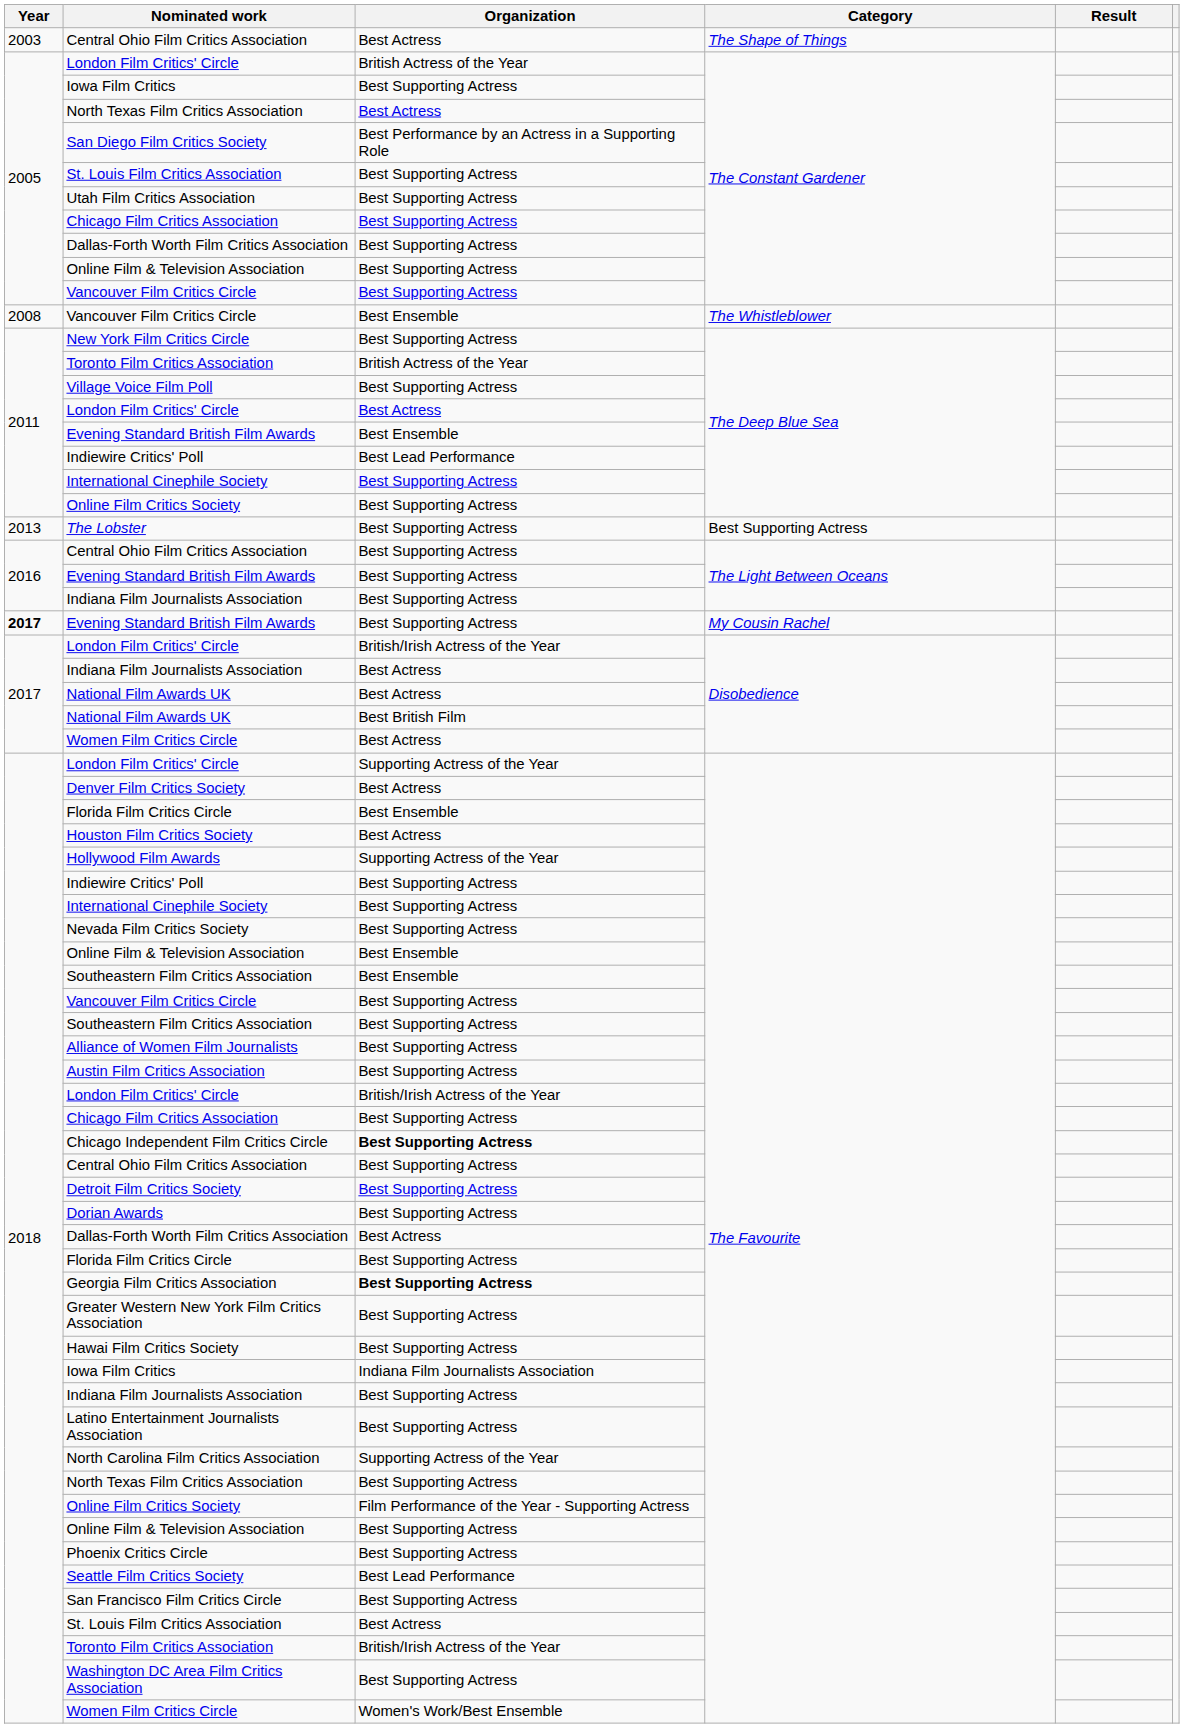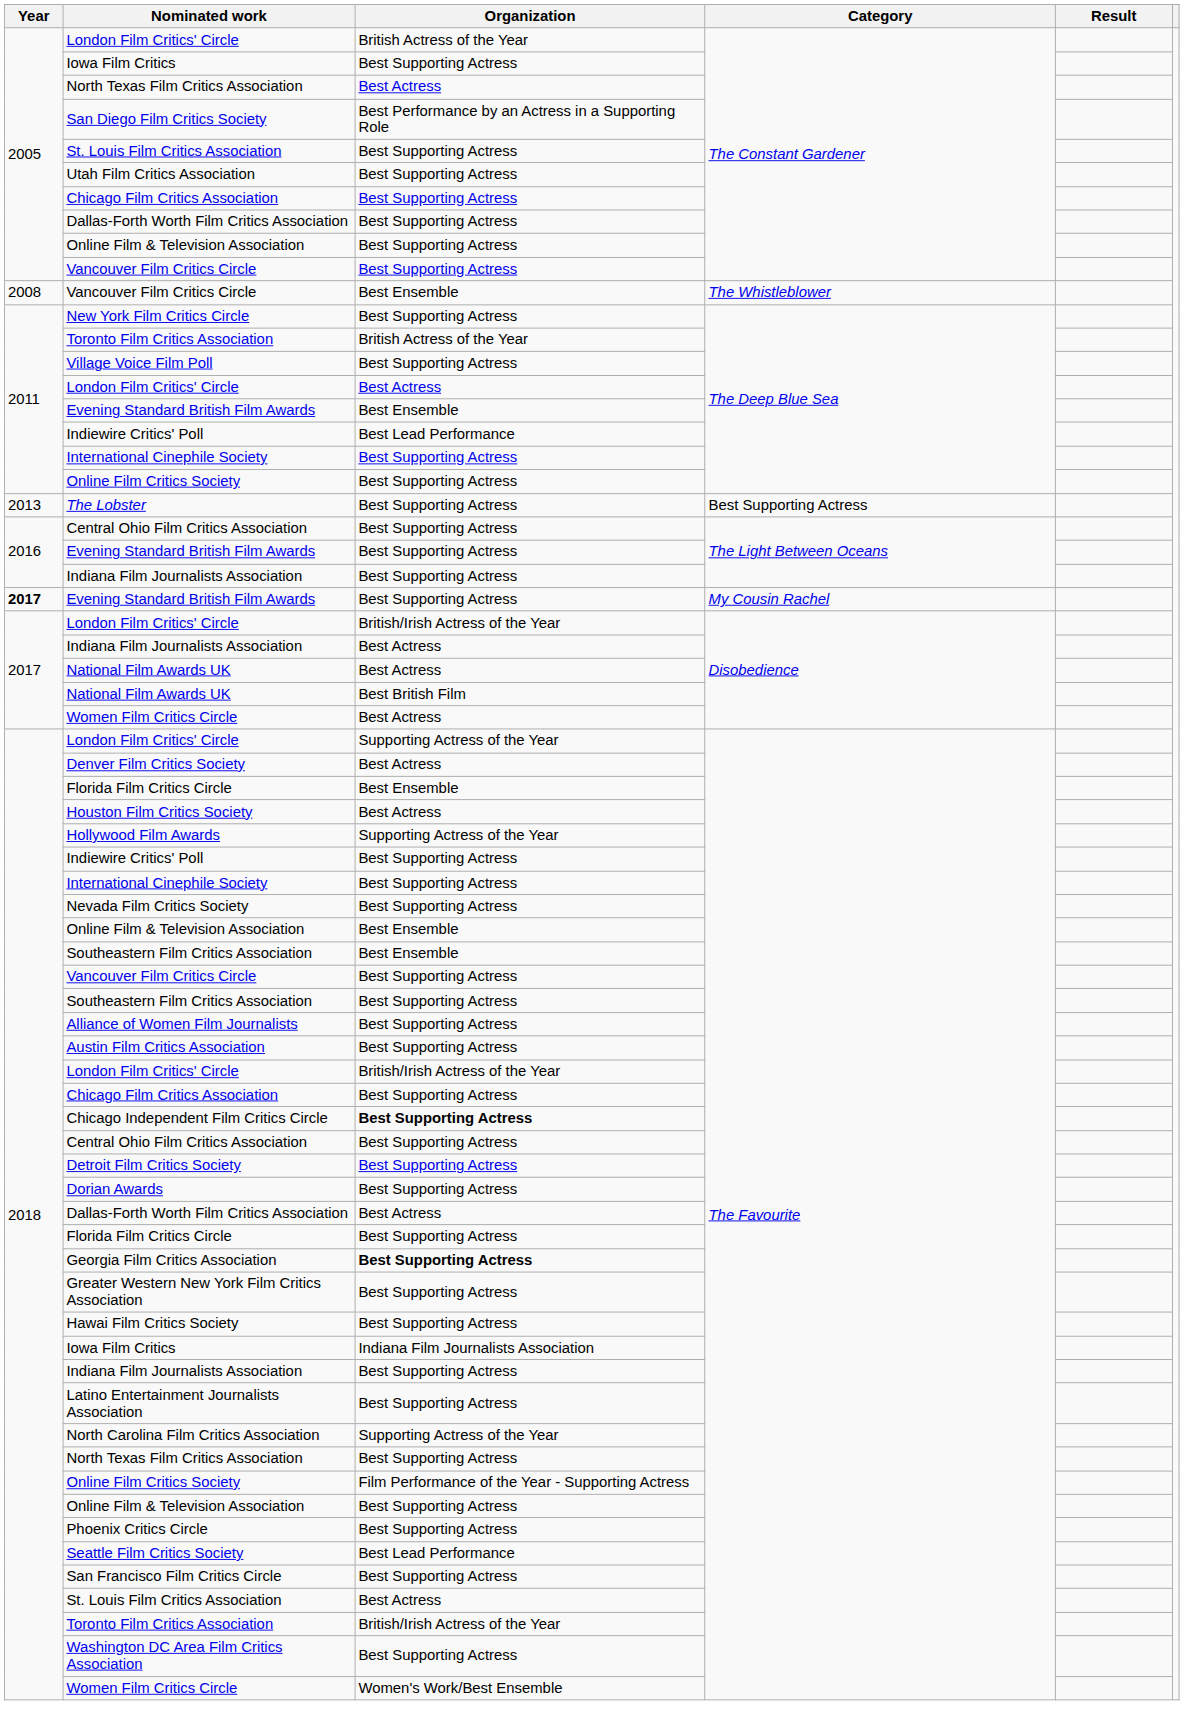- row: (187, 39)
